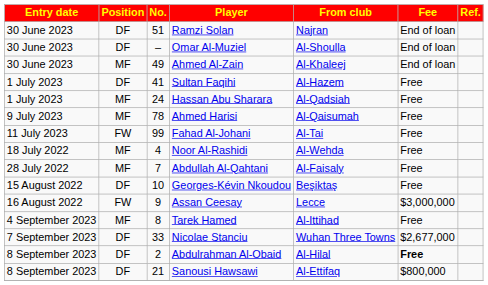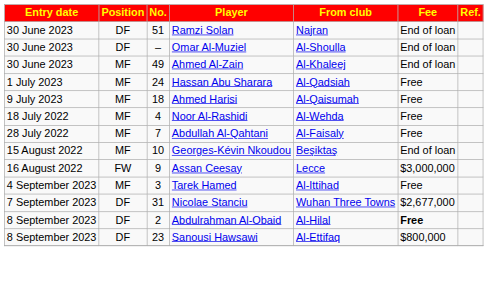- row: (204, 82)
(158, 116) 78 -> (158, 99) 18
- row: (211, 133)
(123, 185) DF -> (123, 151) MF
(411, 185) Free -> (428, 151) End of loan
(158, 220) 8 -> (158, 185) 3
(158, 237) 33 -> (158, 202) 31
(158, 271) 21 -> (158, 237) 23
